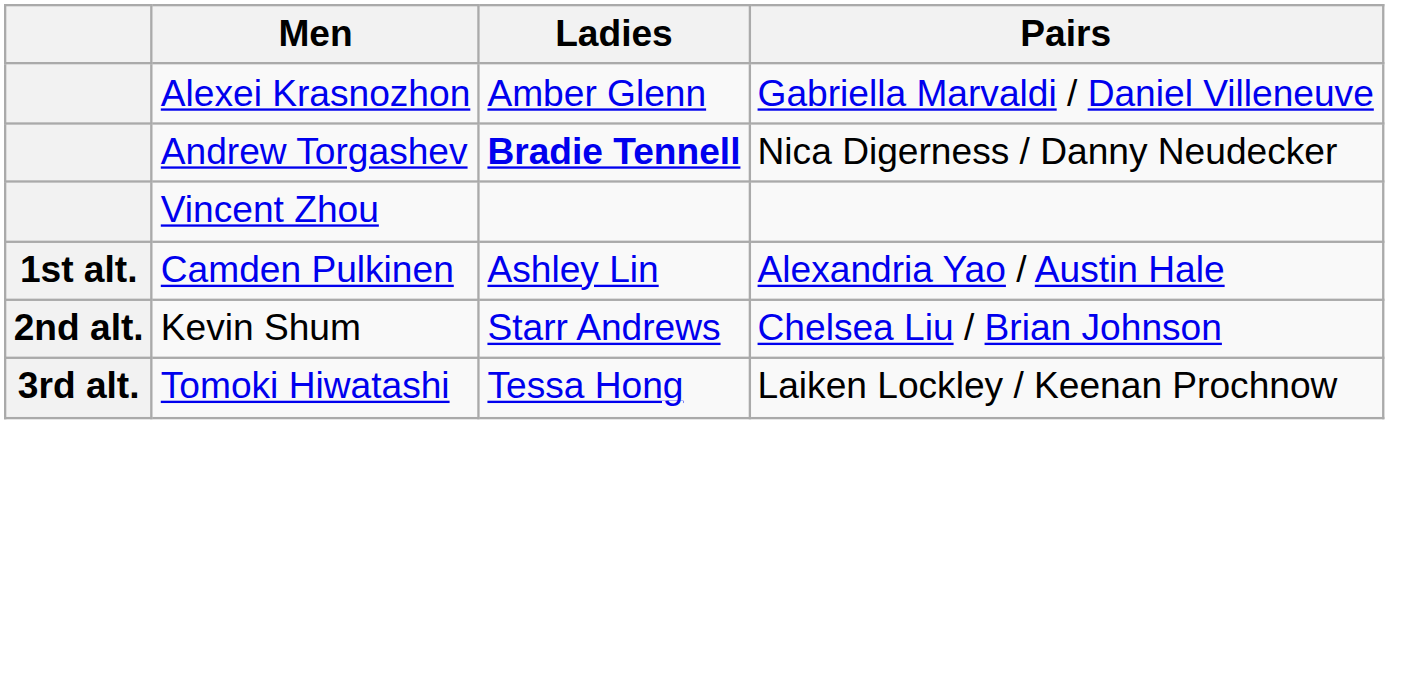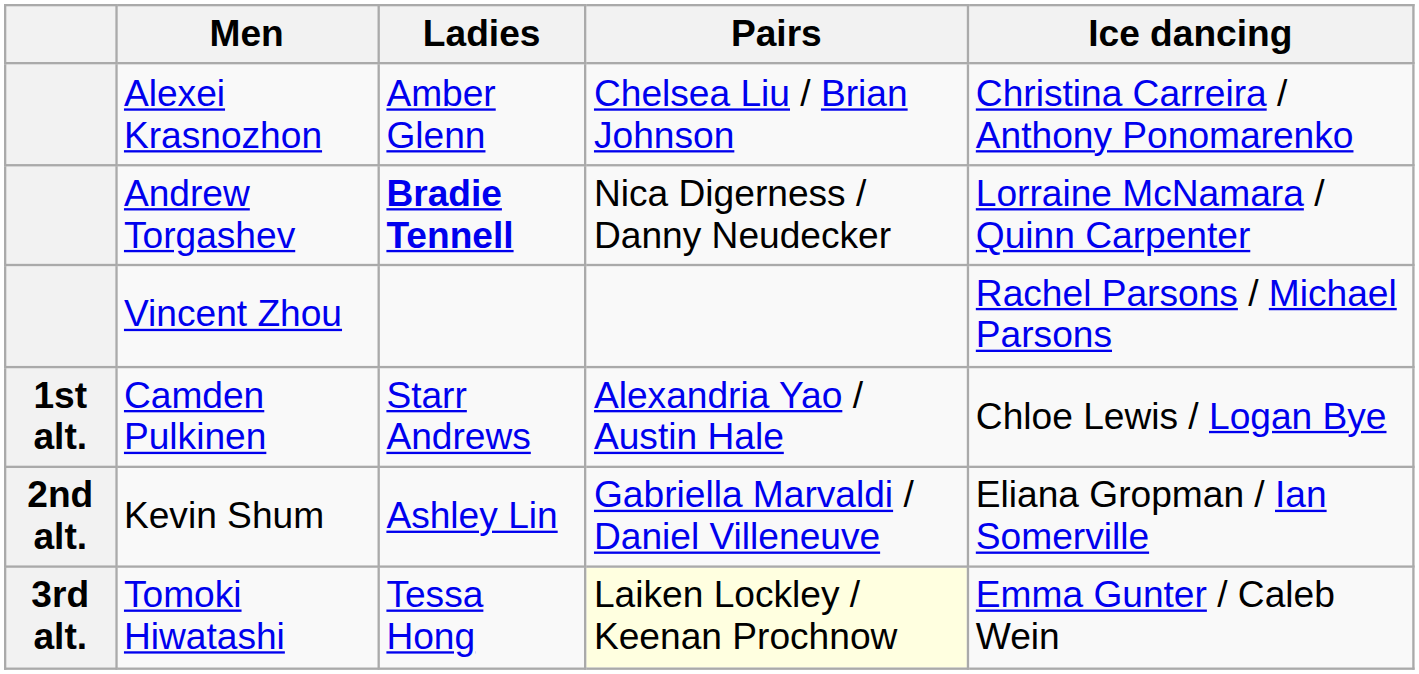+ column: (1190, 33)
(1066, 92) Gabriella Marvaldi / Daniel Villeneuve -> (751, 113) Chelsea Liu / Brian Johnson
(573, 269) Ashley Lin -> (459, 415) Starr Andrews
(604, 328) Starr Andrews -> (472, 516) Ashley Lin
(990, 328) Chelsea Liu / Brian Johnson -> (754, 516) Gabriella Marvaldi / Daniel Villeneuve
(1047, 387) no background -> (746, 616) lightyellow background
